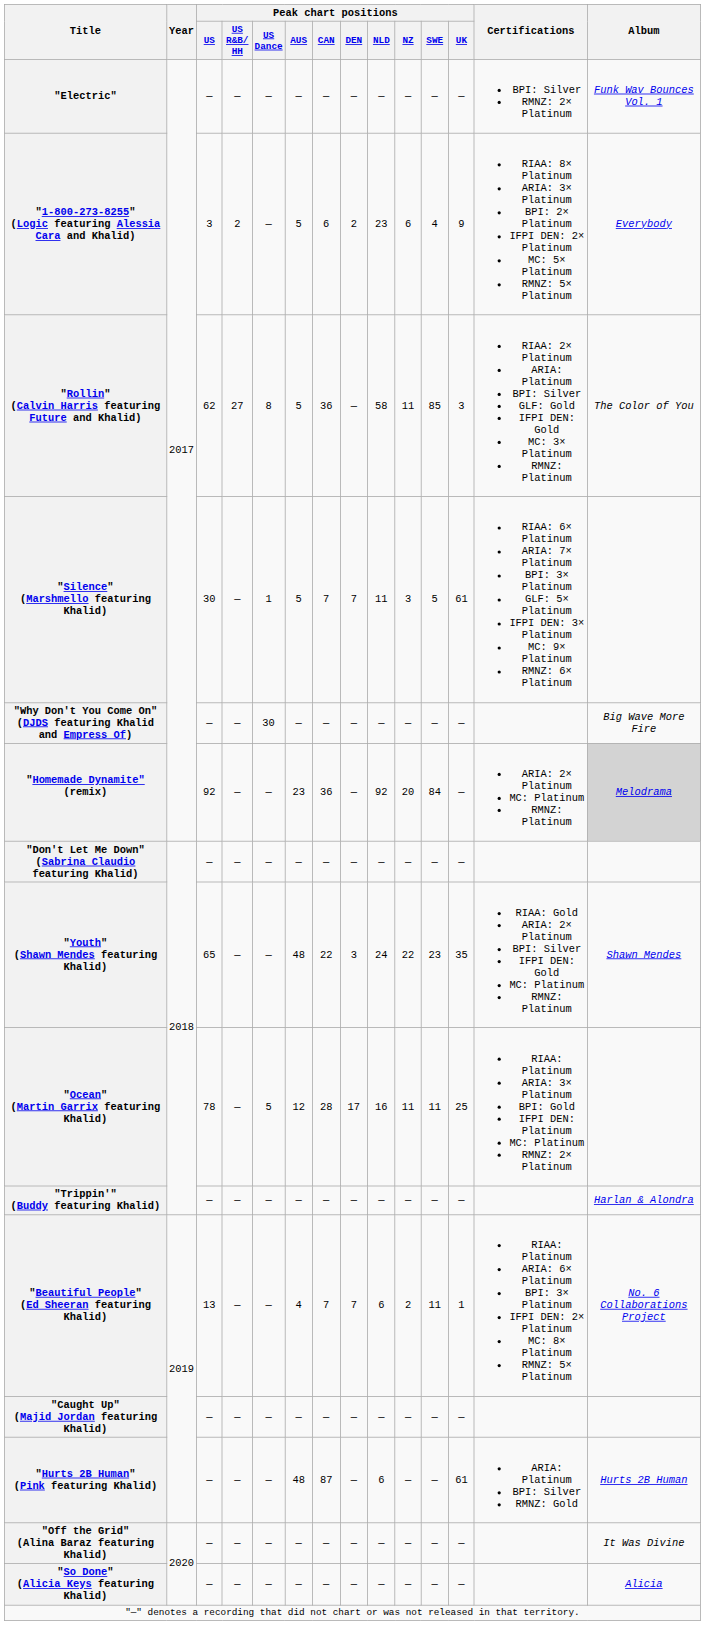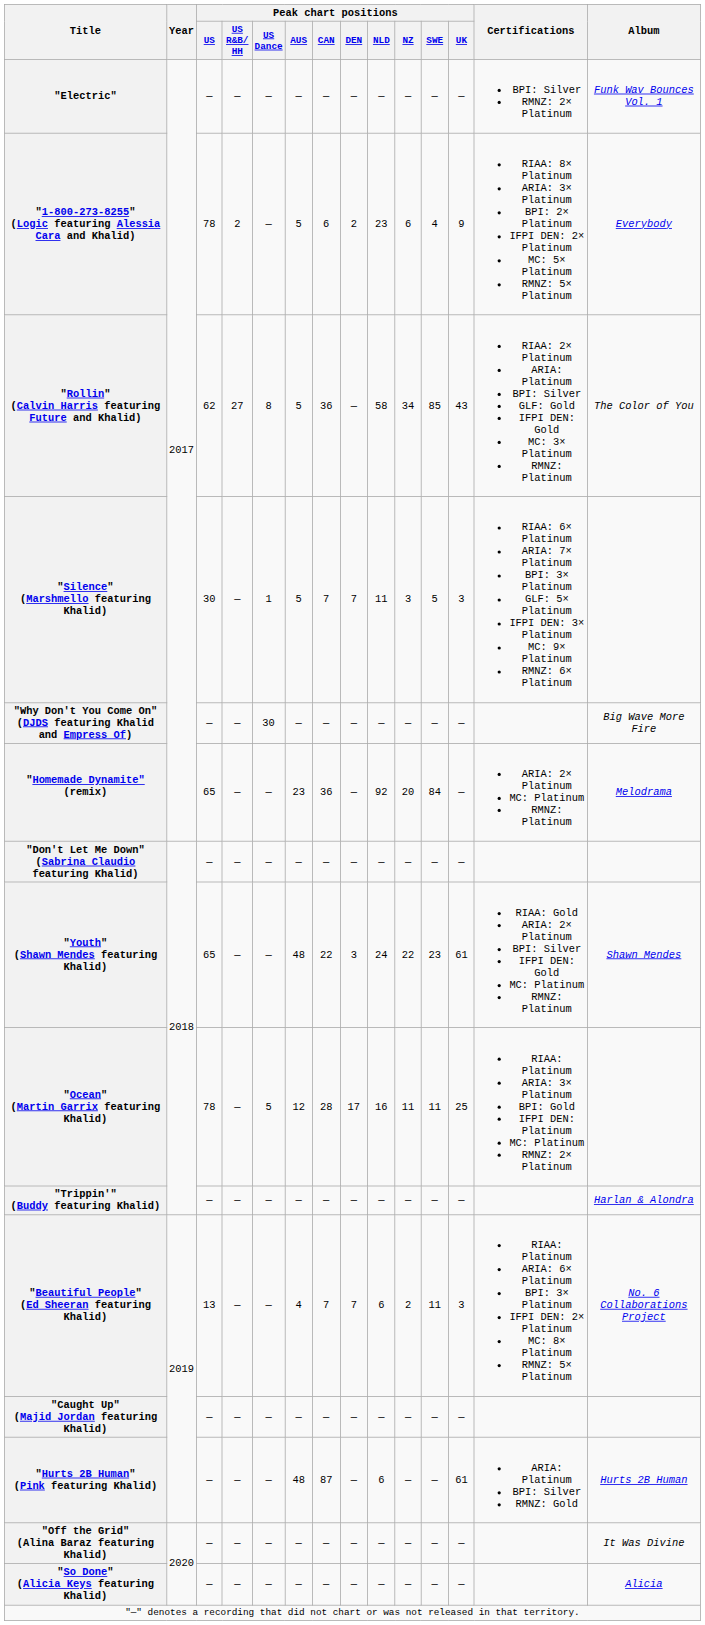(209, 224) 3 -> (209, 224) 78
(408, 406) 11 -> (408, 406) 34
(461, 406) 3 -> (461, 406) 43
(461, 600) 61 -> (461, 600) 3
(209, 792) 92 -> (209, 792) 65
(644, 792) lightgrey background -> (644, 792) no background
(461, 955) 35 -> (461, 955) 61
(461, 1305) 1 -> (461, 1305) 3
